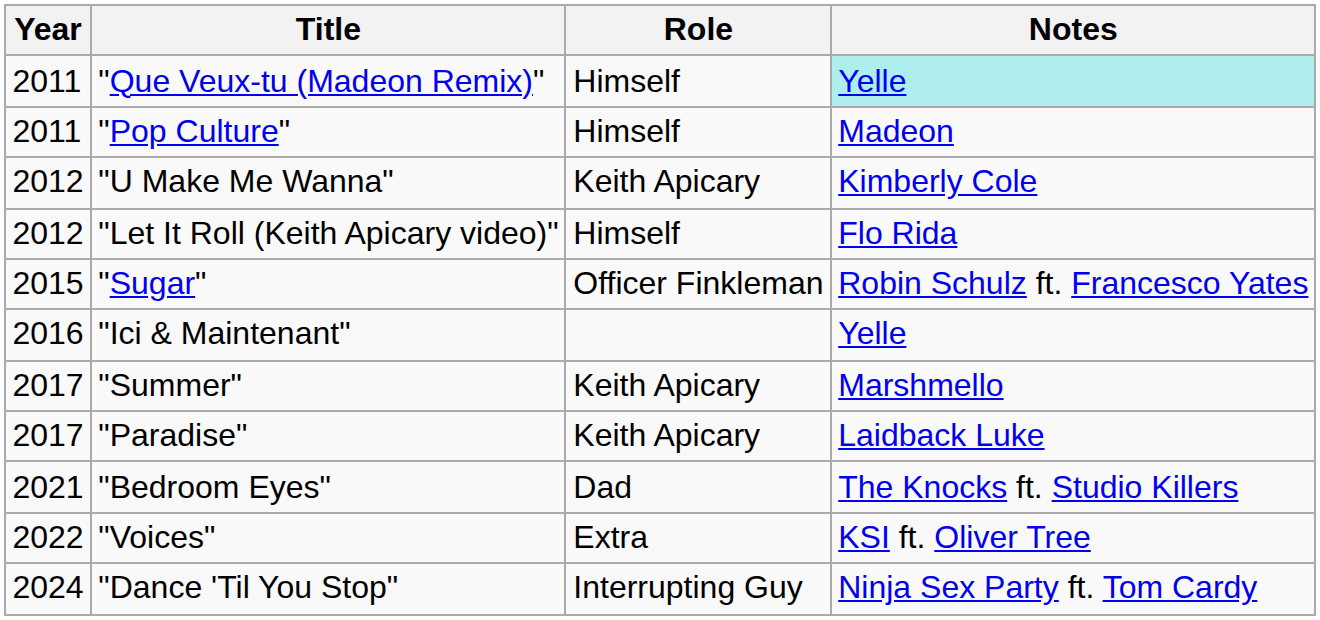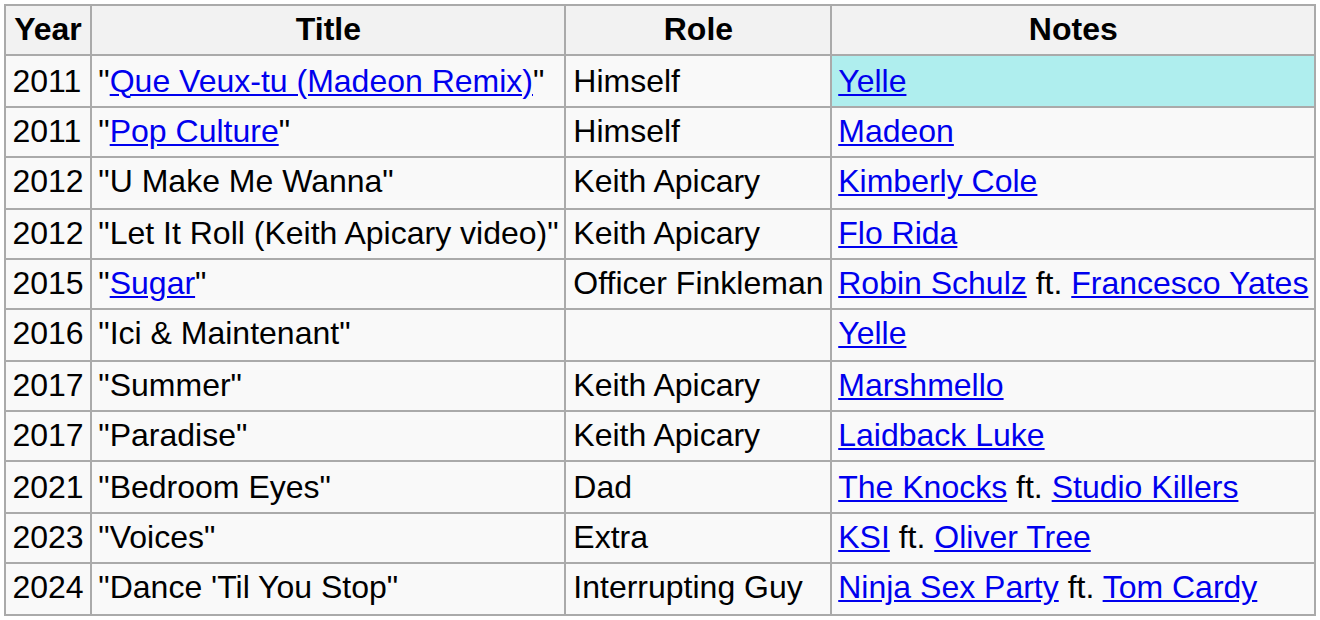(627, 232) Himself -> (667, 232) Keith Apicary
(48, 537) 2022 -> (48, 537) 2023
